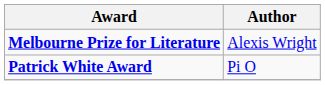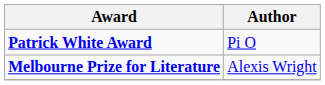rows swapped: (114, 42) <-> (80, 67)
